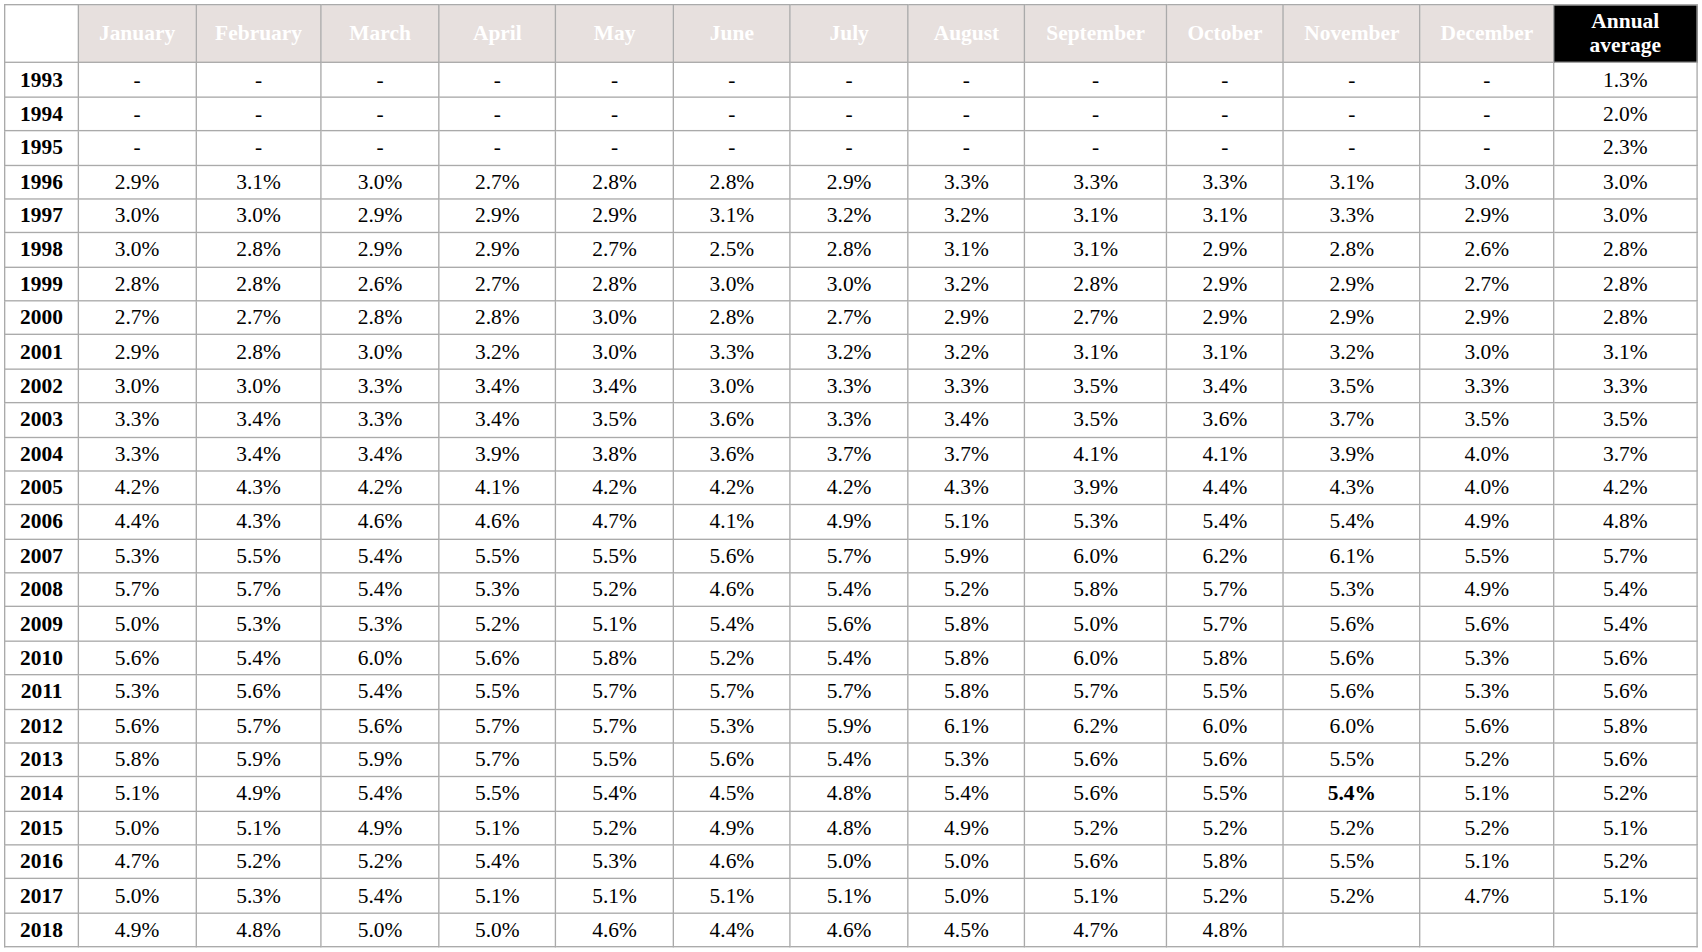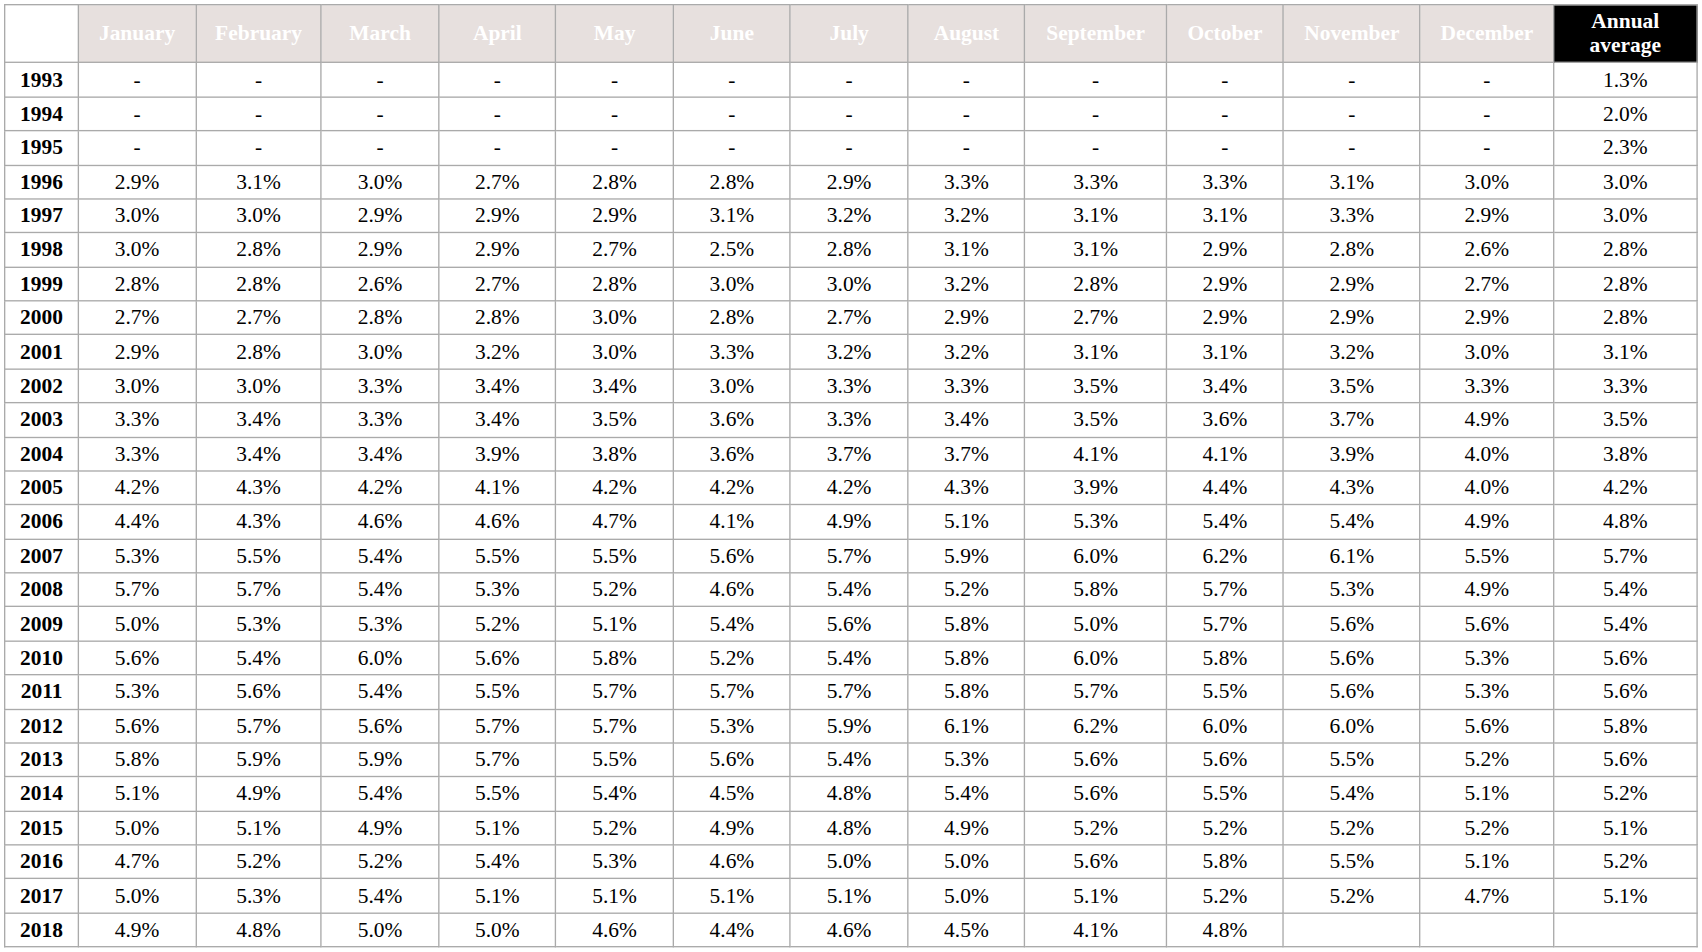(1487, 419) 3.5% -> (1487, 419) 4.9%
(1625, 453) 3.7% -> (1625, 453) 3.8%
(1352, 793) bold -> (1352, 793) normal
(1096, 929) 4.7% -> (1096, 929) 4.1%
